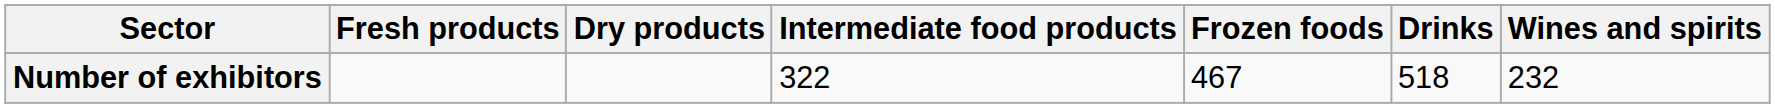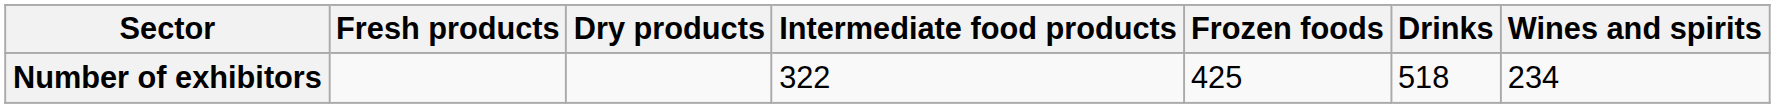(1217, 77) 467 -> (1217, 77) 425
(1533, 77) 232 -> (1533, 77) 234
